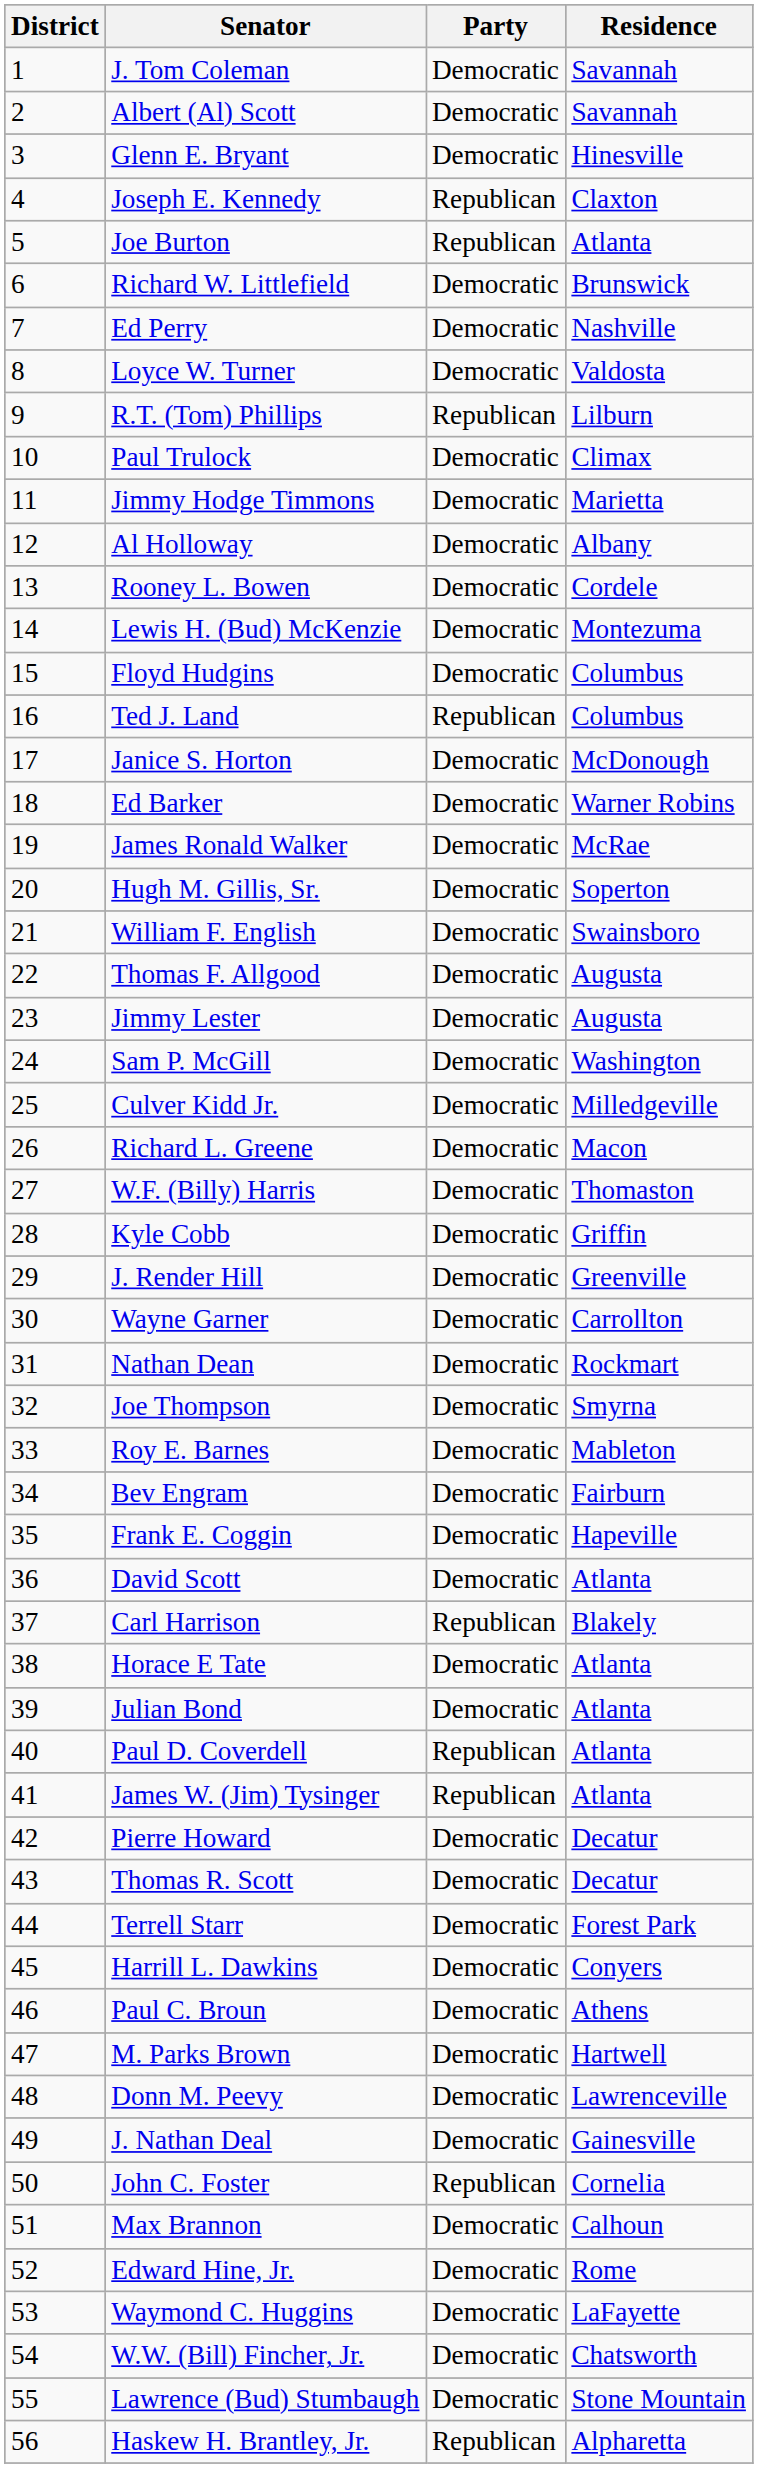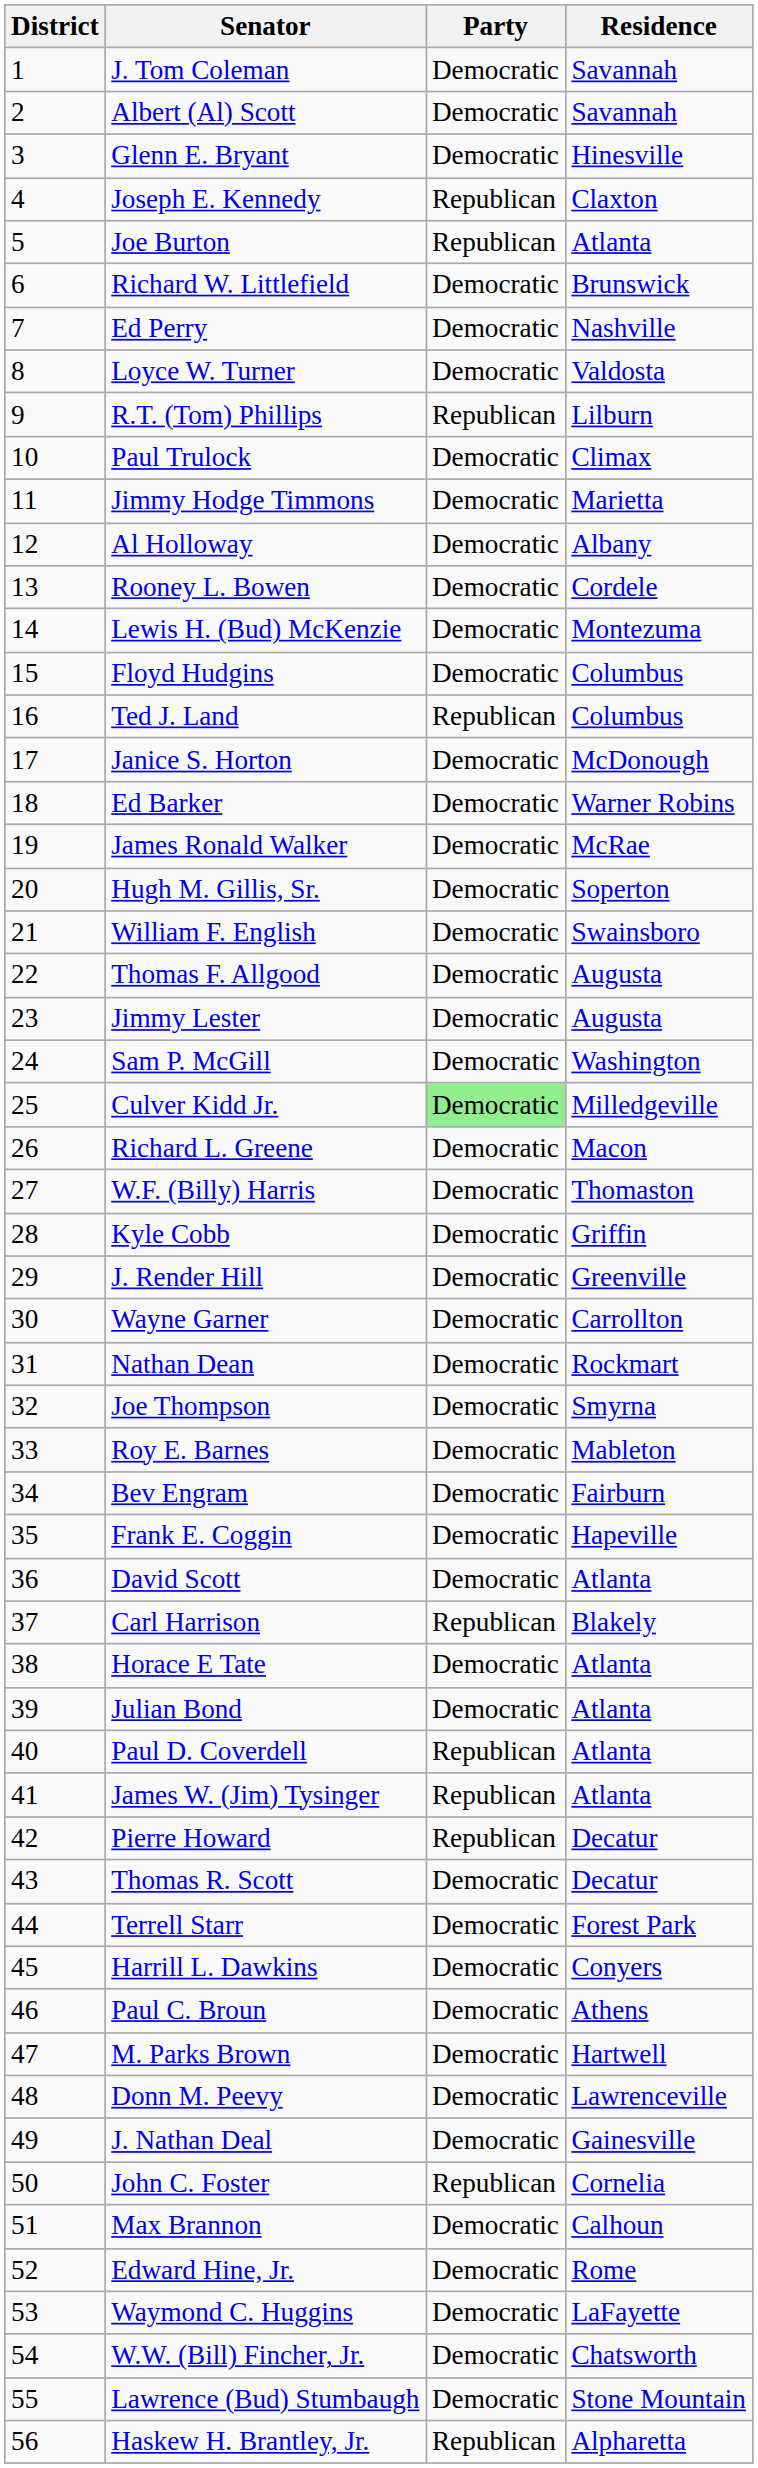(495, 1104) no background -> (495, 1104) lightgreen background
(495, 1837) Democratic -> (494, 1837) Republican
